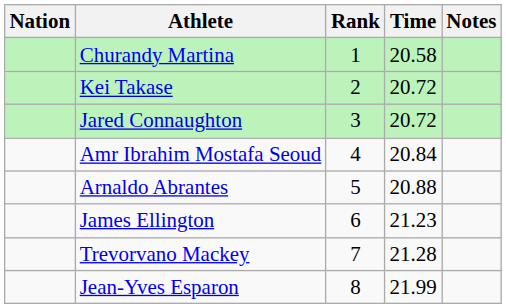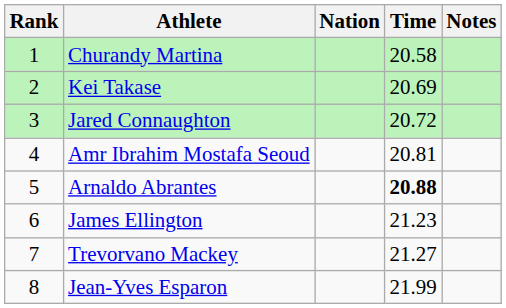columns swapped: (355, 21) <-> (40, 21)
(413, 87) 20.72 -> (413, 87) 20.69
(413, 154) 20.84 -> (413, 154) 20.81
(413, 187) normal -> (413, 187) bold
(413, 253) 21.28 -> (413, 253) 21.27
